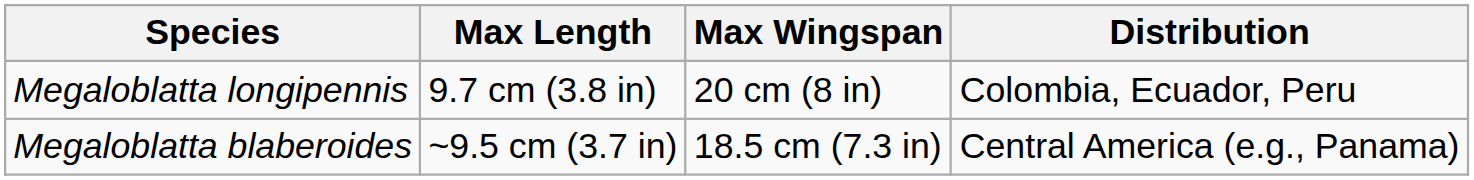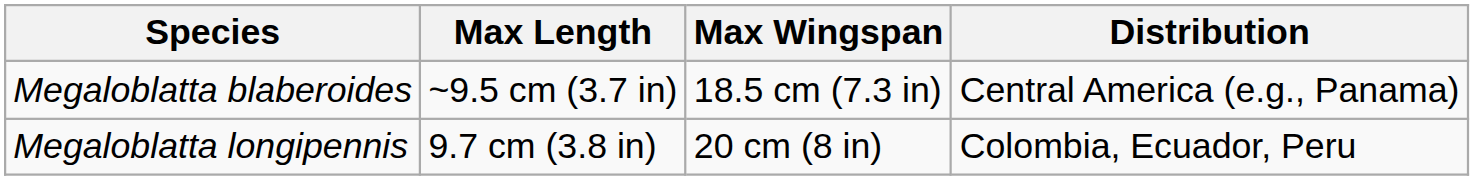rows swapped: (211, 89) <-> (213, 145)
